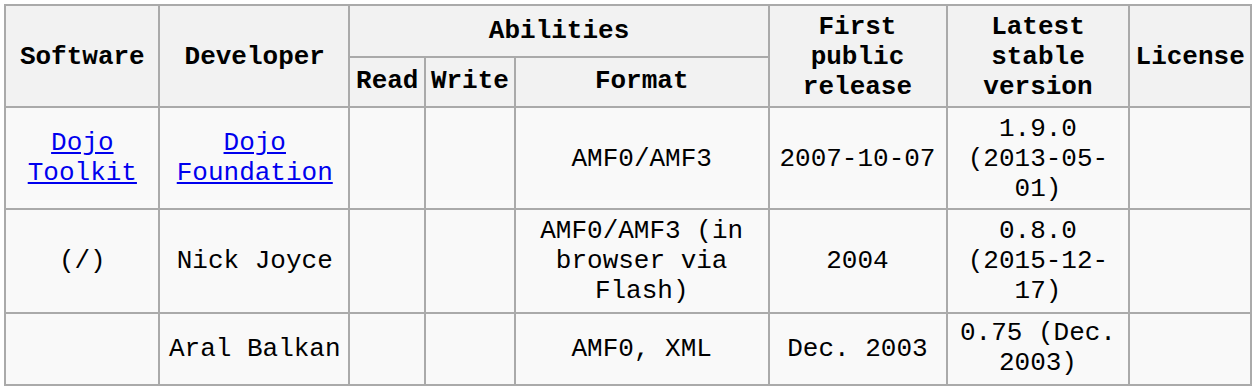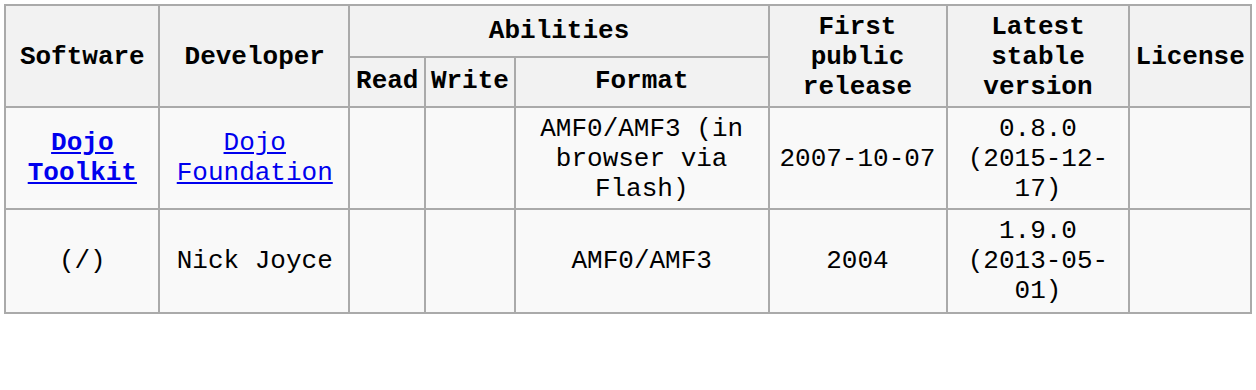(82, 159) normal -> (82, 159) bold
(642, 159) AMF0/AMF3 -> (642, 159) AMF0/AMF3 (in browser via Flash)
(1038, 159) 1.9.0 (2013-05-01) -> (1038, 159) 0.8.0 (2015-12-17)
(642, 261) AMF0/AMF3 (in browser via Flash) -> (642, 261) AMF0/AMF3
(1038, 261) 0.8.0 (2015-12-17) -> (1038, 261) 1.9.0 (2013-05-01)
- row: (255, 348)
